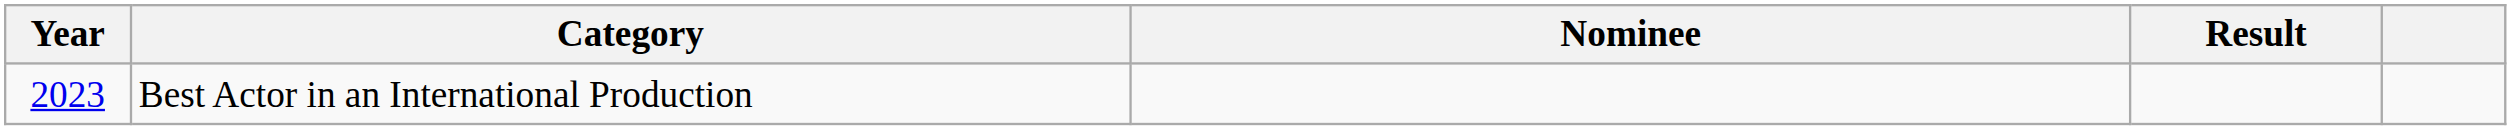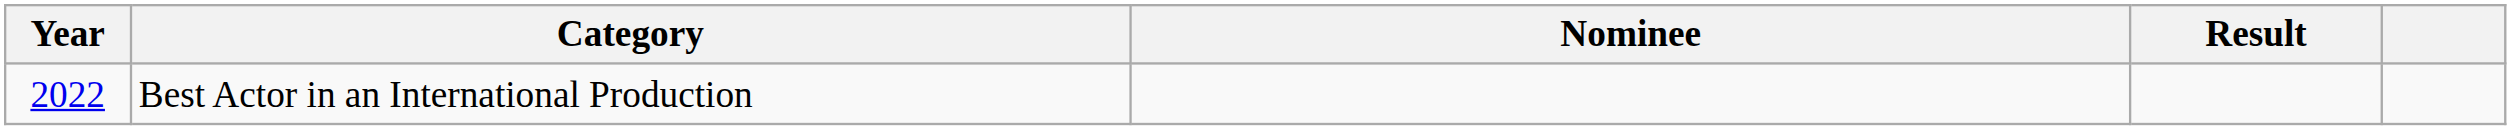(68, 93) 2023 -> (68, 93) 2022
